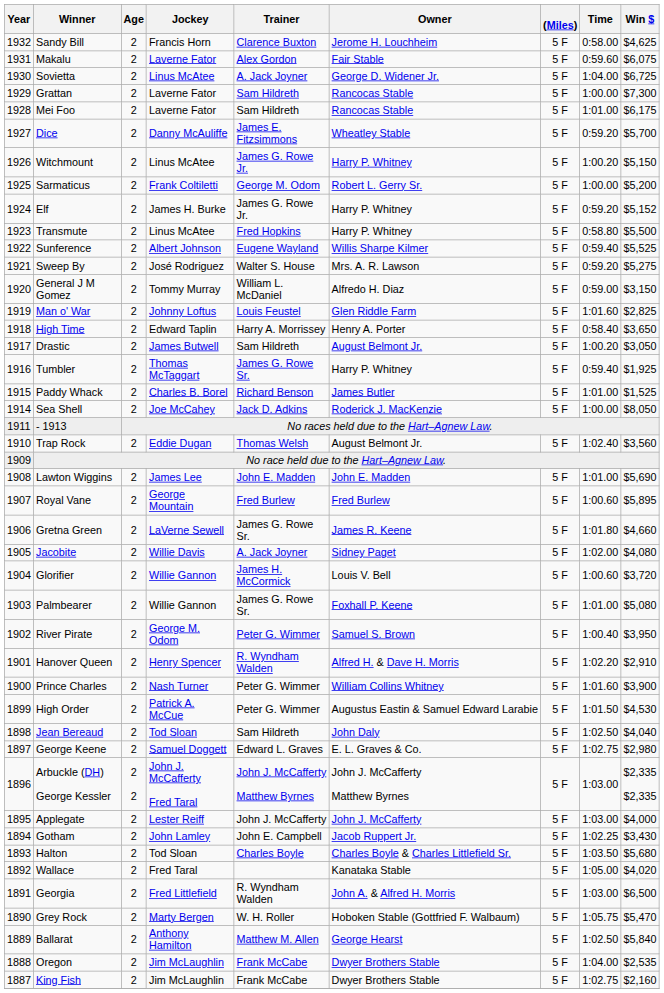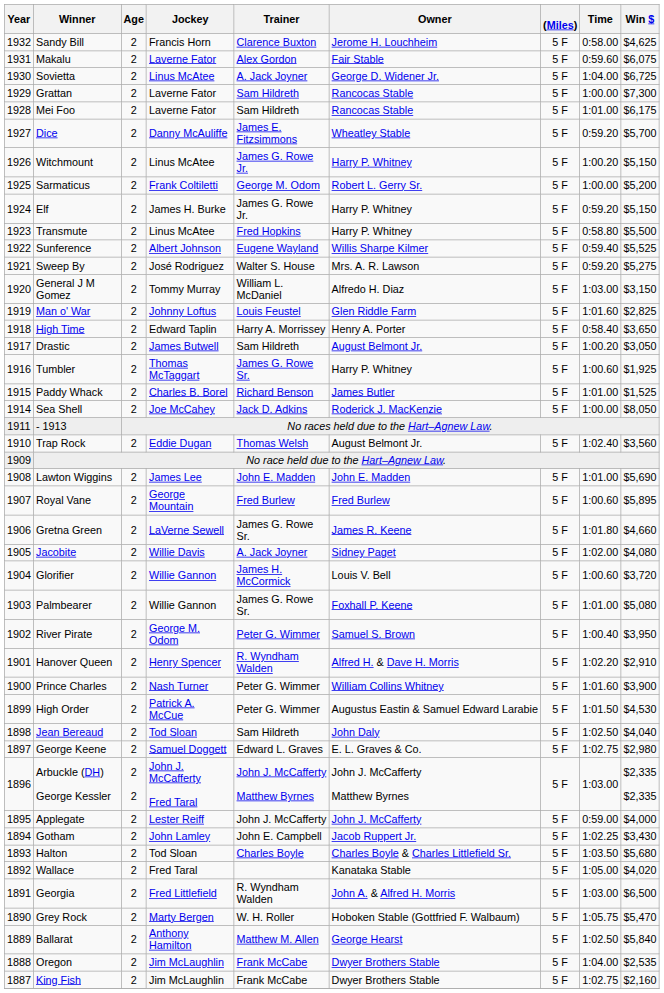(640, 209) $5,152 -> (640, 209) $5,150
(600, 289) 0:59.00 -> (600, 289) 1:03.00
(600, 369) 0:59.40 -> (600, 369) 1:00.60
(600, 820) 1:03.00 -> (600, 820) 0:59.00
